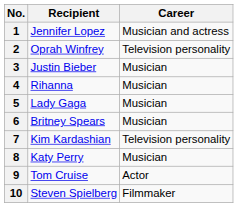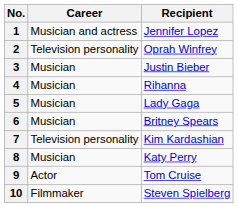columns swapped: (74, 13) <-> (176, 13)
